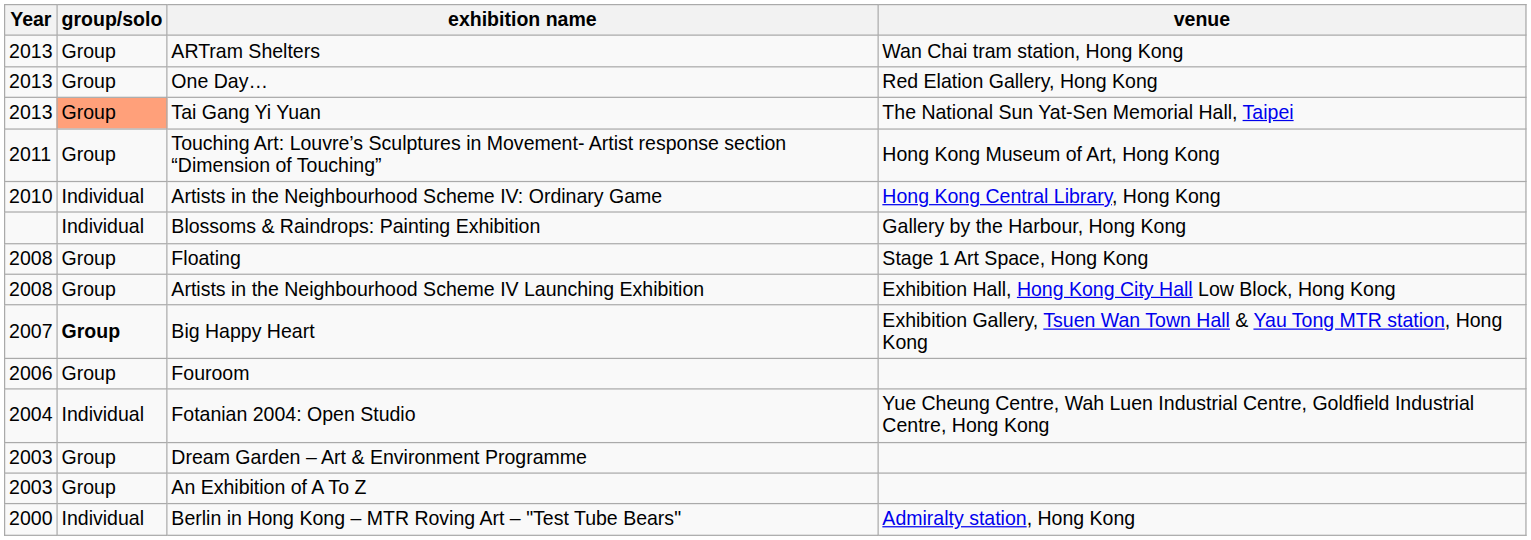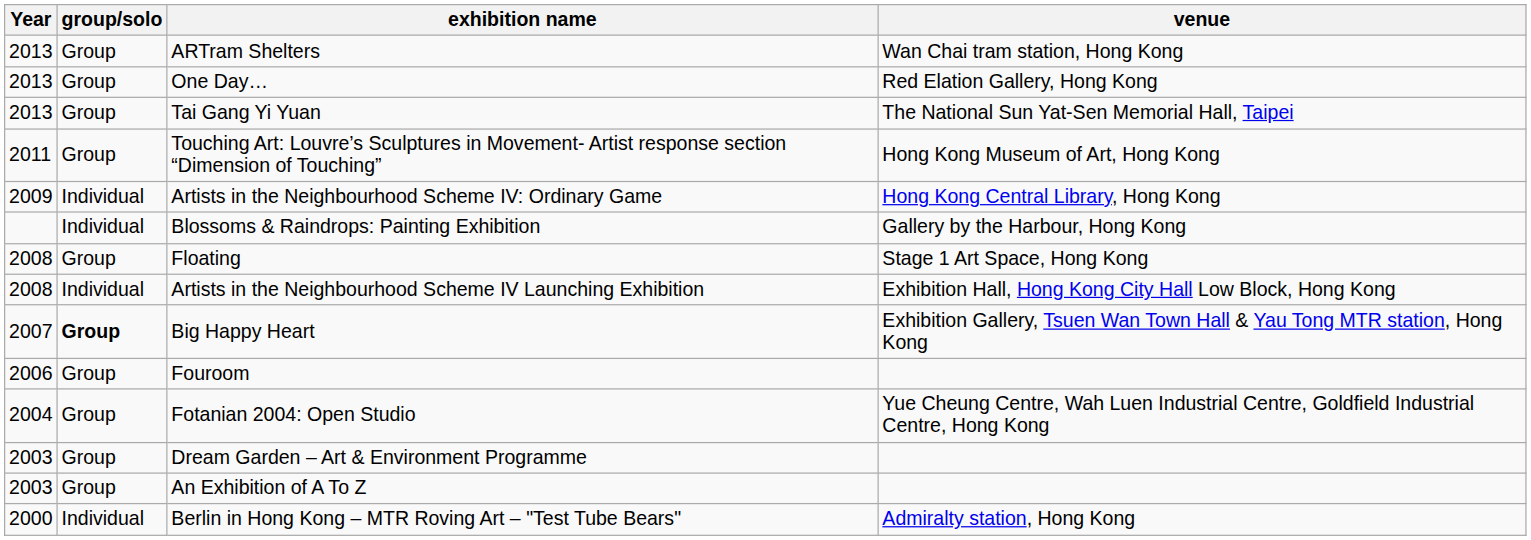(89, 112) lightsalmon background -> (89, 112) no background
(31, 196) 2010 -> (31, 196) 2009
(89, 289) Group -> (103, 289) Individual
(103, 415) Individual -> (89, 415) Group
